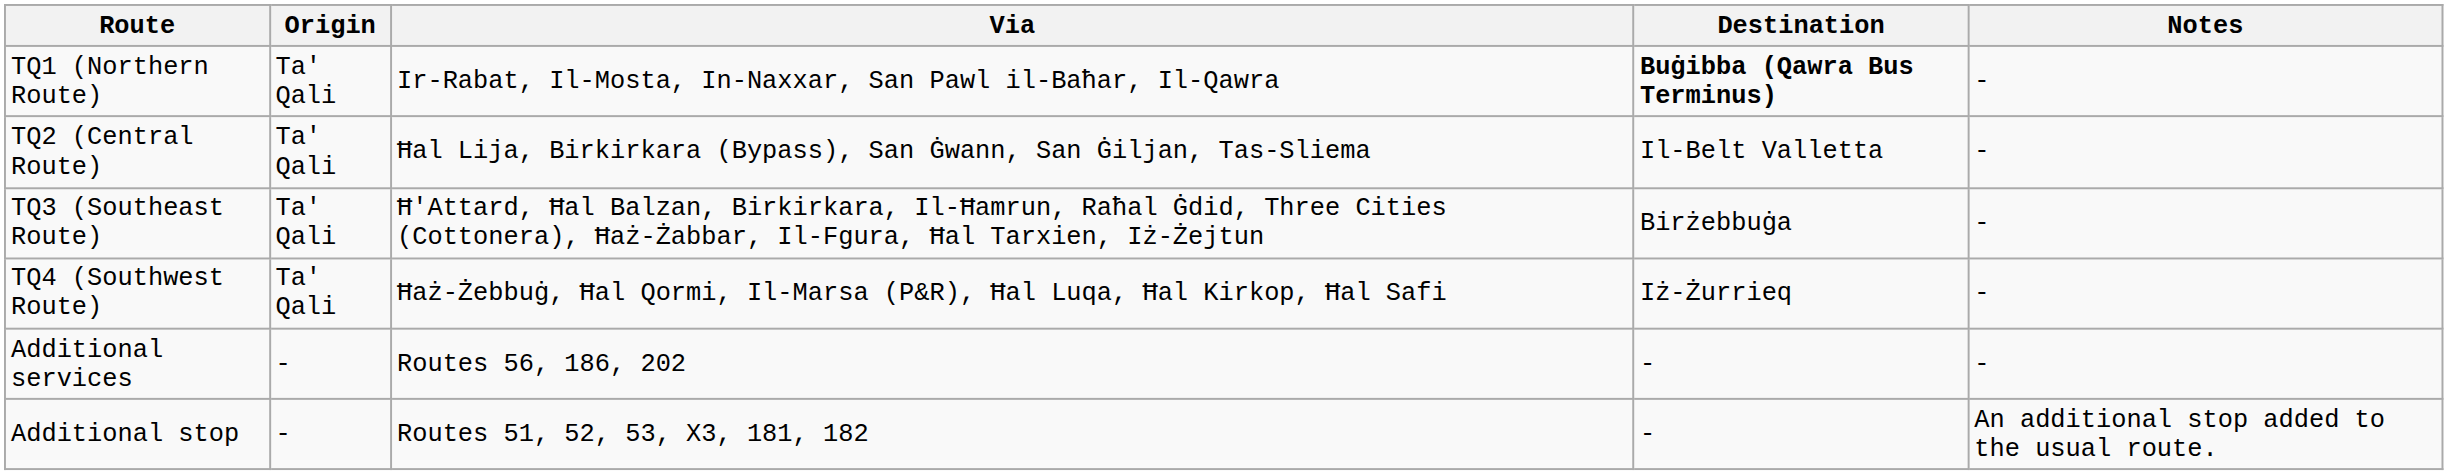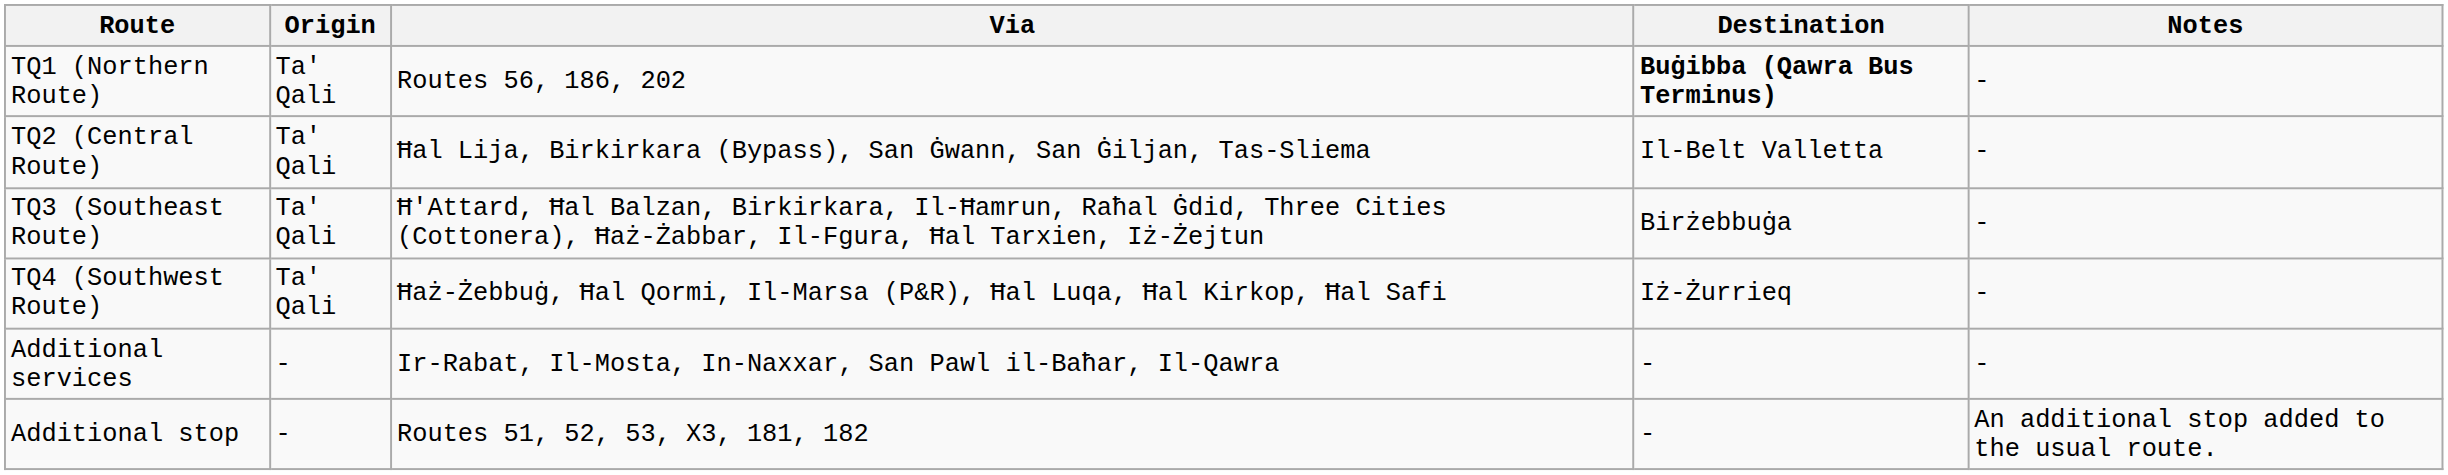(838, 82) Ir-Rabat, Il-Mosta, In-Naxxar, San Pawl il-Baħar, Il-Qawra -> (542, 82) Routes 56, 186, 202
(542, 364) Routes 56, 186, 202 -> (838, 364) Ir-Rabat, Il-Mosta, In-Naxxar, San Pawl il-Baħar, Il-Qawra
